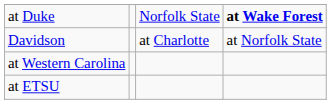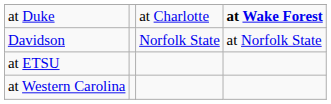(179, 16) Norfolk State -> (174, 16) at Charlotte
(174, 39) at Charlotte -> (179, 39) Norfolk State
rows swapped: (67, 63) <-> (34, 87)
